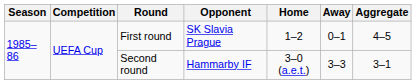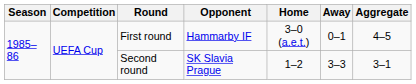(210, 36) SK Slavia Prague -> (219, 36) Hammarby IF
(294, 36) 1–2 -> (294, 36) 3–0 (a.e.t.)
(219, 65) Hammarby IF -> (210, 65) SK Slavia Prague
(294, 65) 3–0 (a.e.t.) -> (294, 65) 1–2
